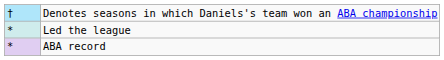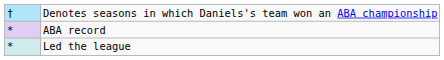rows swapped: (87, 30) <-> (74, 47)
